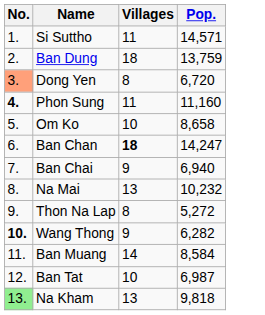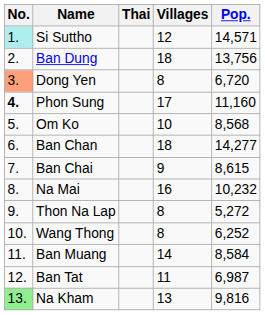+ column: (136, 15)
(13, 37) no background -> (13, 37) paleturquoise background
(129, 37) 11 -> (164, 37) 12
(201, 59) 13,759 -> (236, 59) 13,756
(129, 102) 11 -> (164, 102) 17
(197, 124) 8,658 -> (232, 124) 8,568
(130, 146) bold -> (164, 146) normal
(201, 146) 14,247 -> (236, 146) 14,277
(197, 168) 6,940 -> (232, 168) 8,615
(130, 189) 13 -> (164, 189) 16
(17, 233) bold -> (17, 233) normal
(126, 233) 9 -> (160, 233) 8
(197, 233) 6,282 -> (232, 233) 6,252
(130, 277) 10 -> (164, 277) 11
(197, 299) 9,818 -> (232, 299) 9,816
